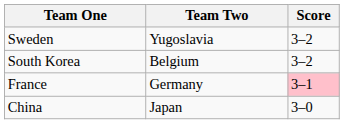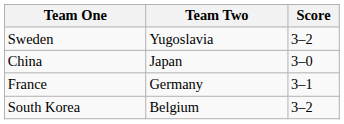rows swapped: (25, 107) <-> (44, 61)
(302, 84) pink background -> (302, 84) no background
